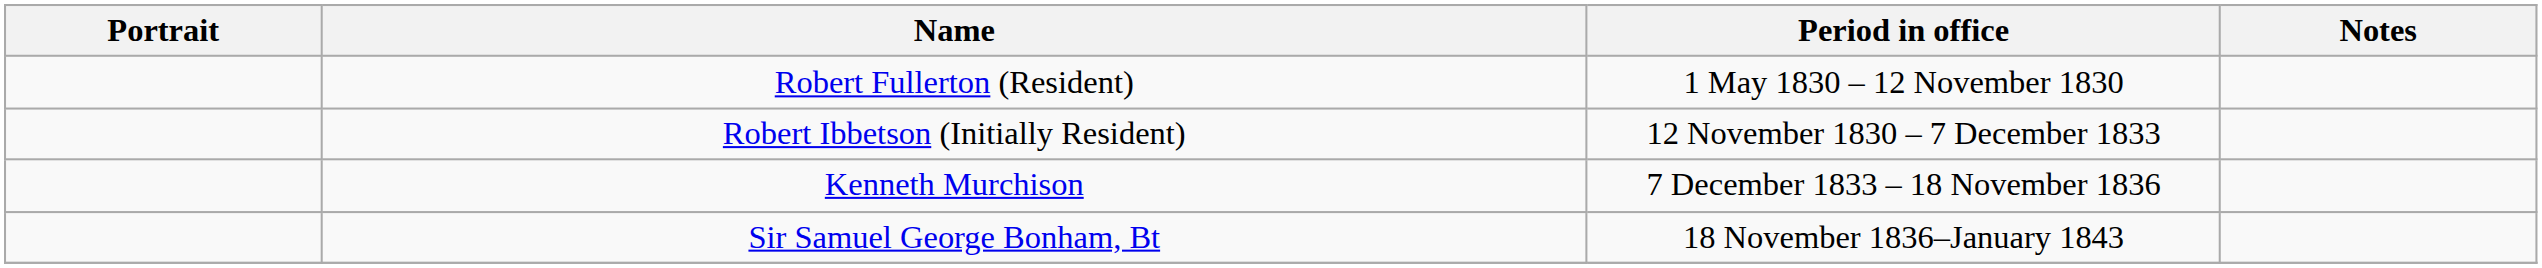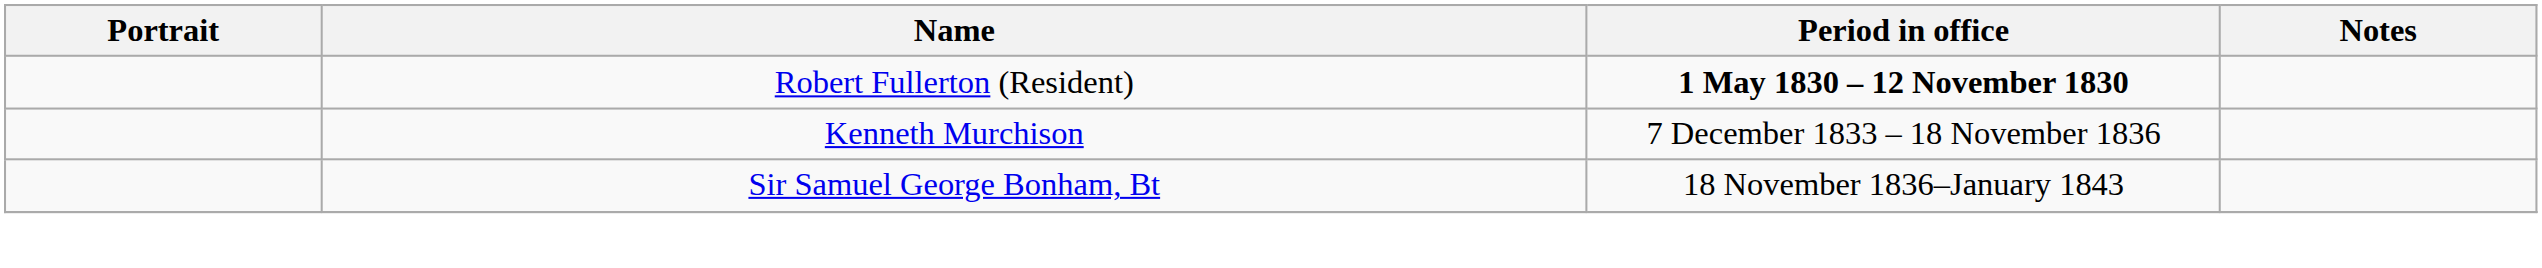(1904, 81) normal -> (1904, 81) bold
- row: (954, 133)
